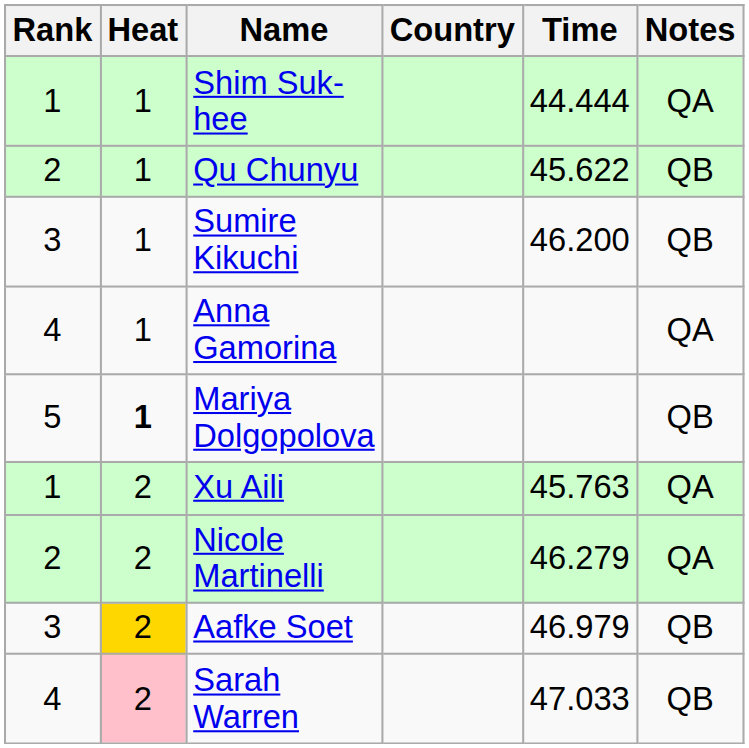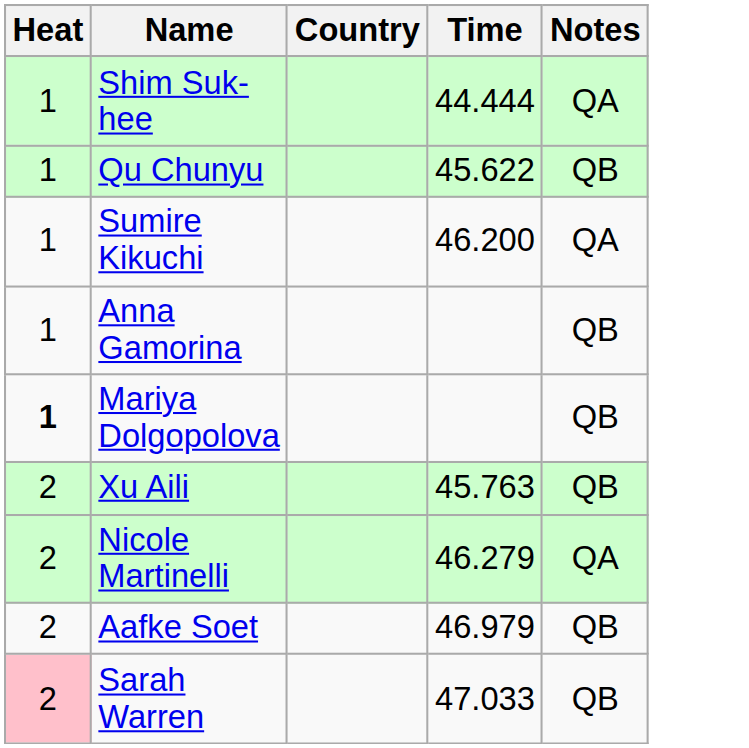- column: (52, 30)
(690, 240) QB -> (595, 240) QA
(690, 329) QA -> (595, 329) QB
(690, 487) QA -> (595, 487) QB
(143, 628) gold background -> (48, 628) no background
